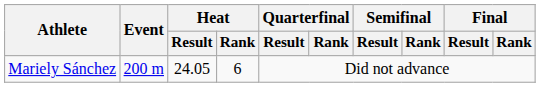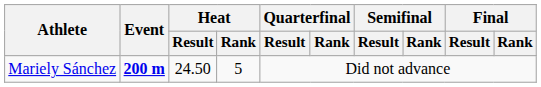(144, 69) normal -> (144, 69) bold
(192, 69) 24.05 -> (193, 69) 24.50
(237, 69) 6 -> (238, 69) 5
